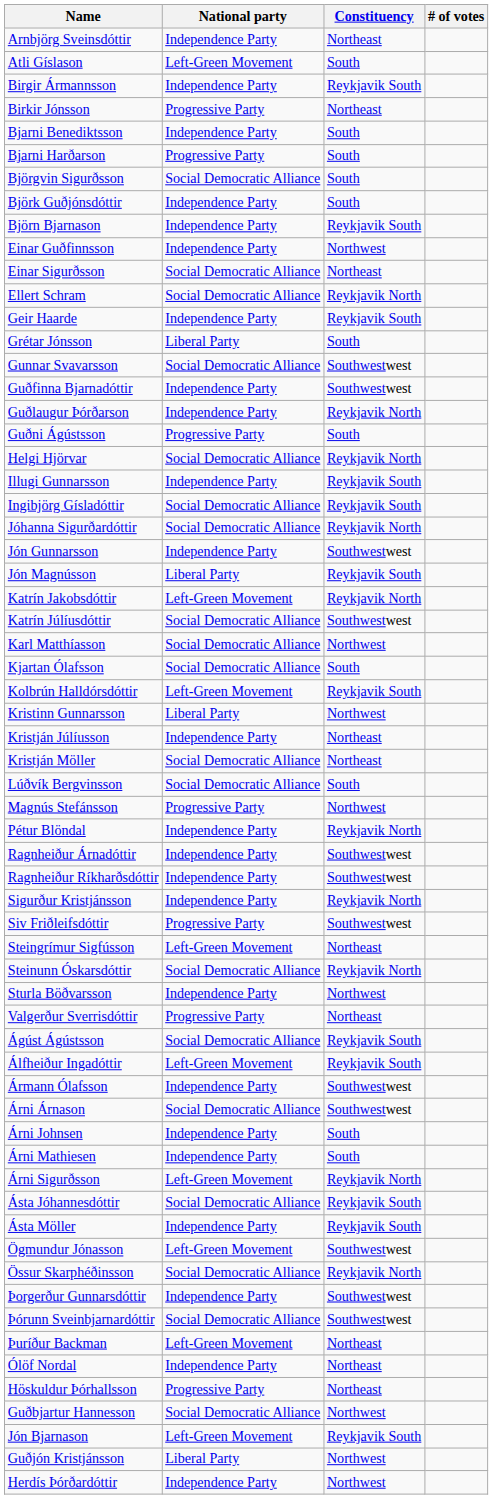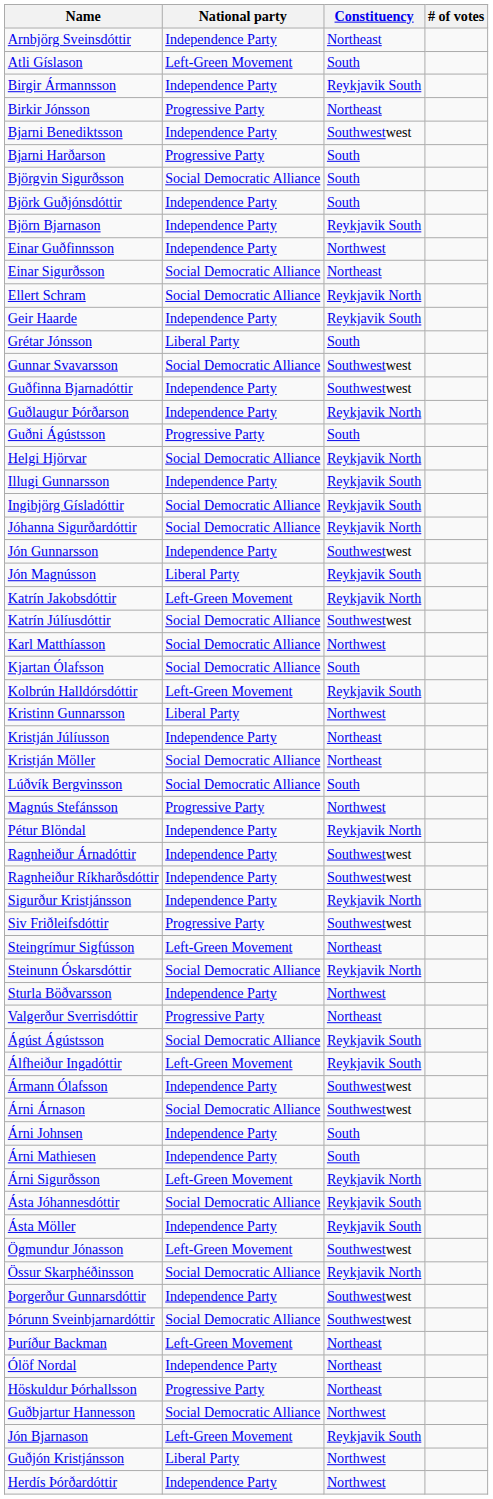(343, 132) South -> (369, 132) Southwestwest
